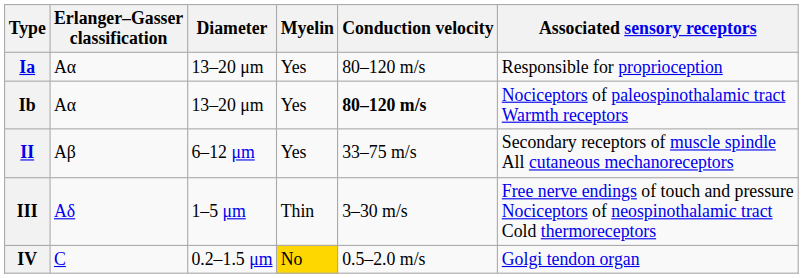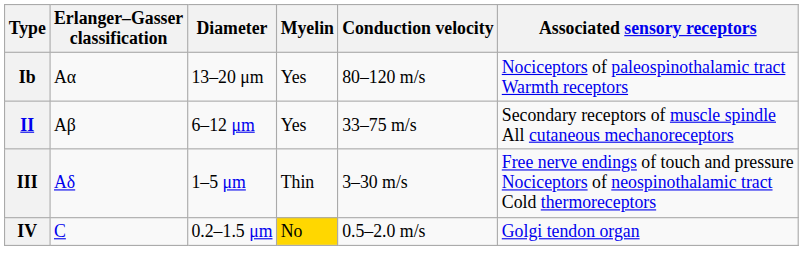- row: (27, 66)
(384, 104) bold -> (384, 76) normal
